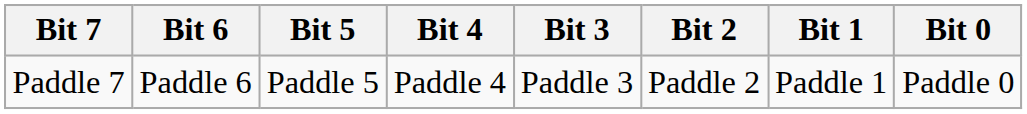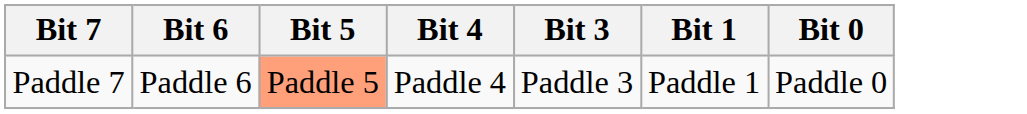- column: (704, 30)
(323, 81) no background -> (323, 81) lightsalmon background
